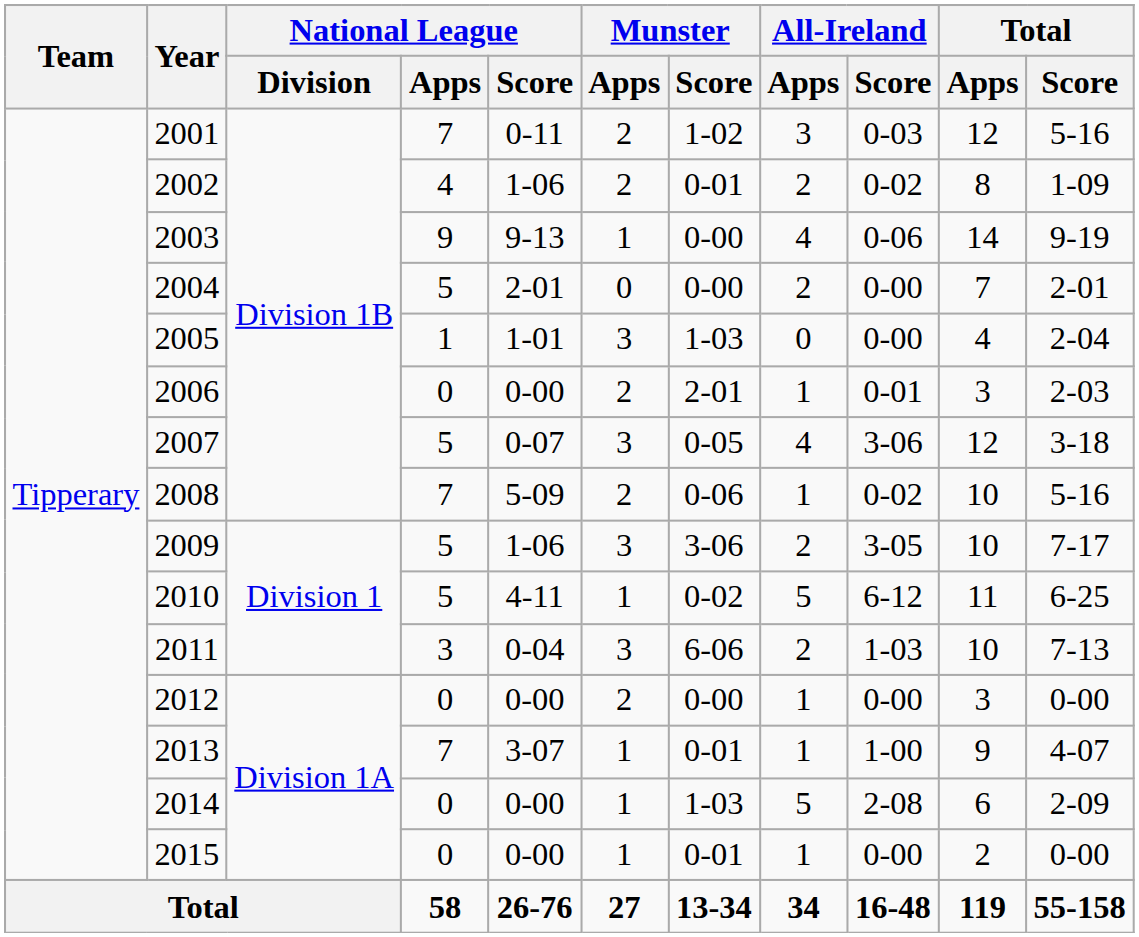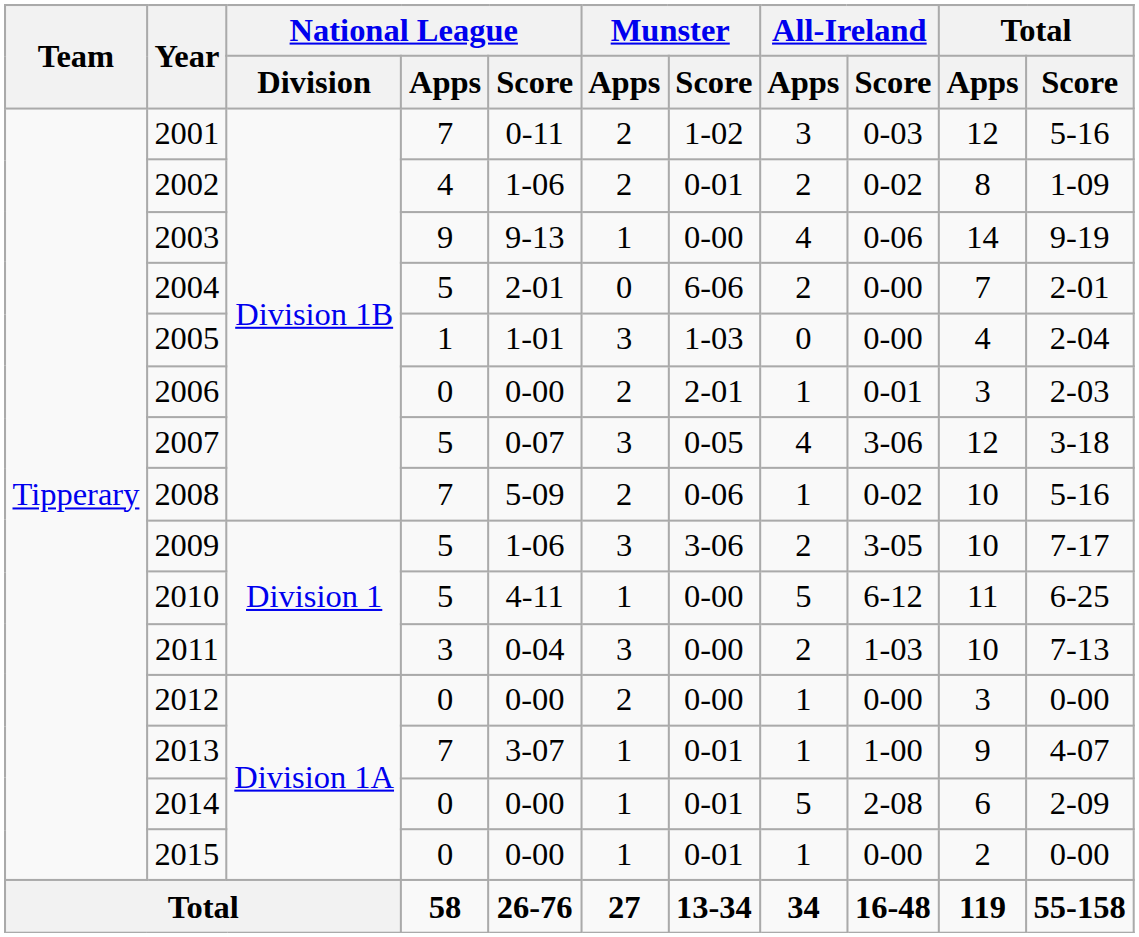(714, 287) 0-00 -> (714, 287) 6-06
(714, 596) 0-02 -> (714, 596) 0-00
(714, 648) 6-06 -> (714, 648) 0-00
(714, 802) 1-03 -> (714, 802) 0-01
